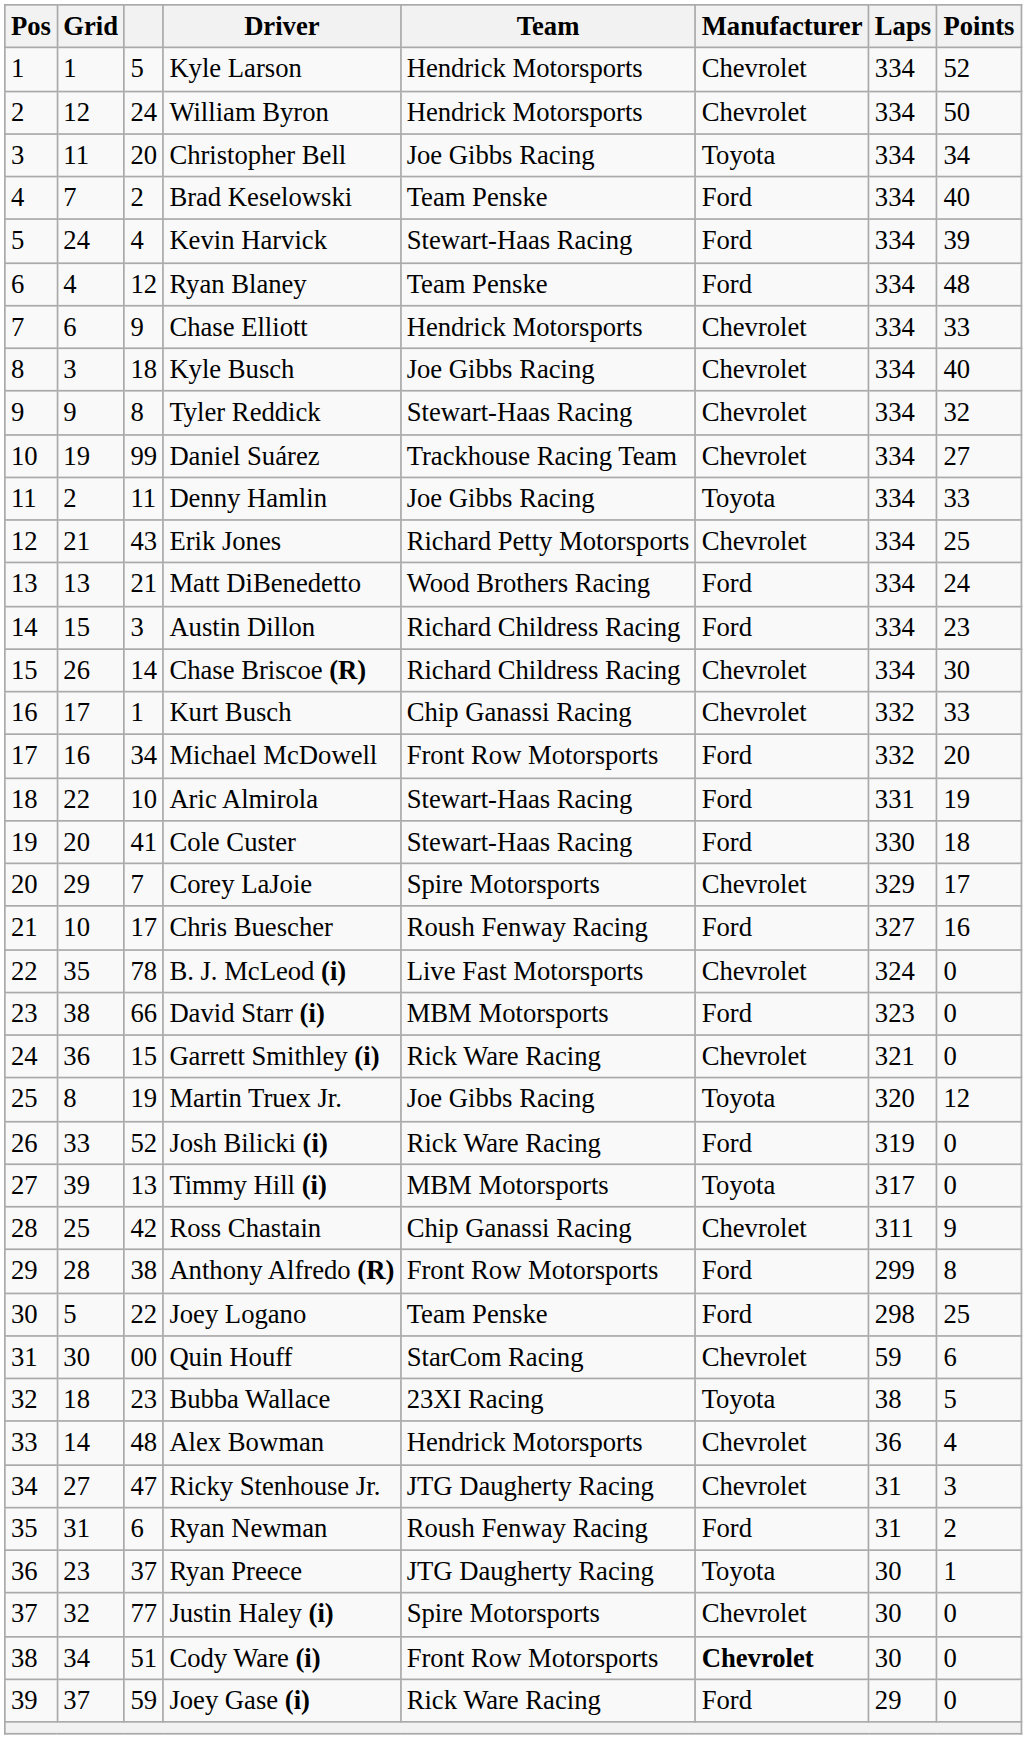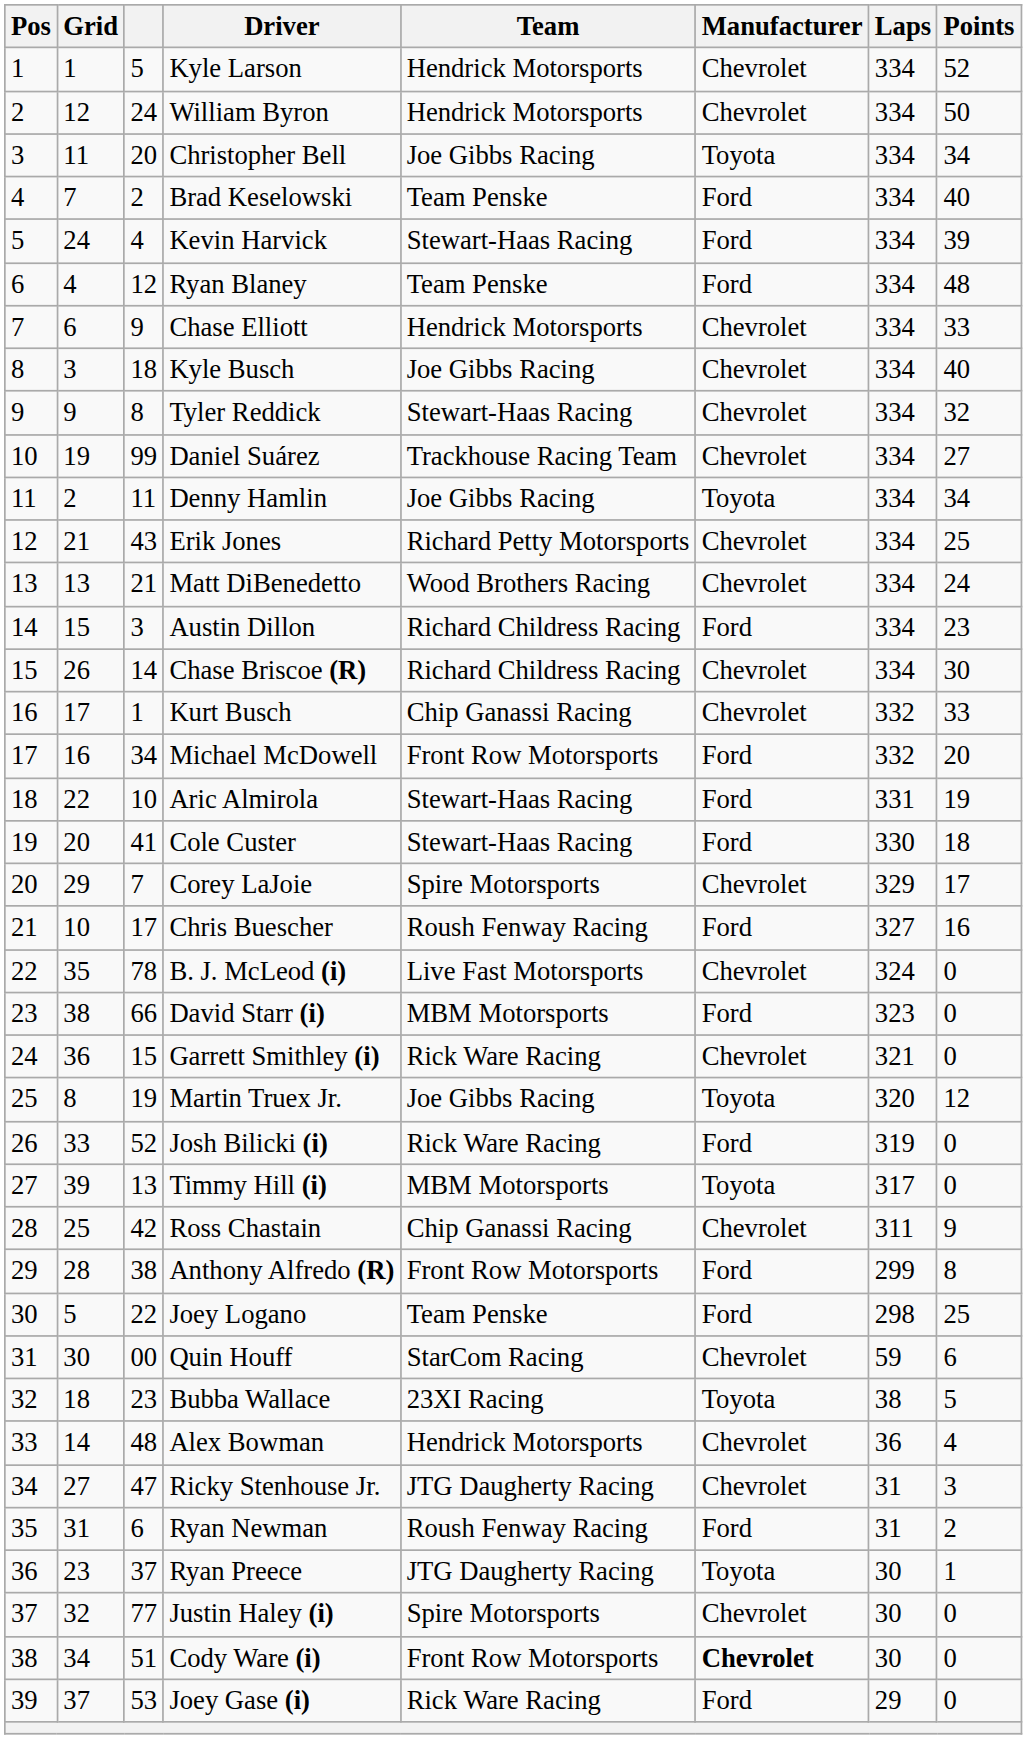(957, 497) 33 -> (957, 497) 34
(727, 583) Ford -> (754, 583) Chevrolet
(144, 1699) 59 -> (144, 1699) 53
